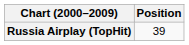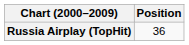(159, 31) 39 -> (159, 31) 36
